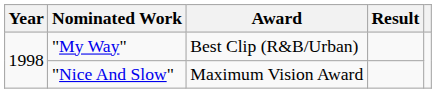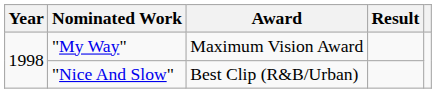(274, 46) Best Clip (R&B/Urban) -> (277, 46) Maximum Vision Award
(277, 74) Maximum Vision Award -> (274, 74) Best Clip (R&B/Urban)
